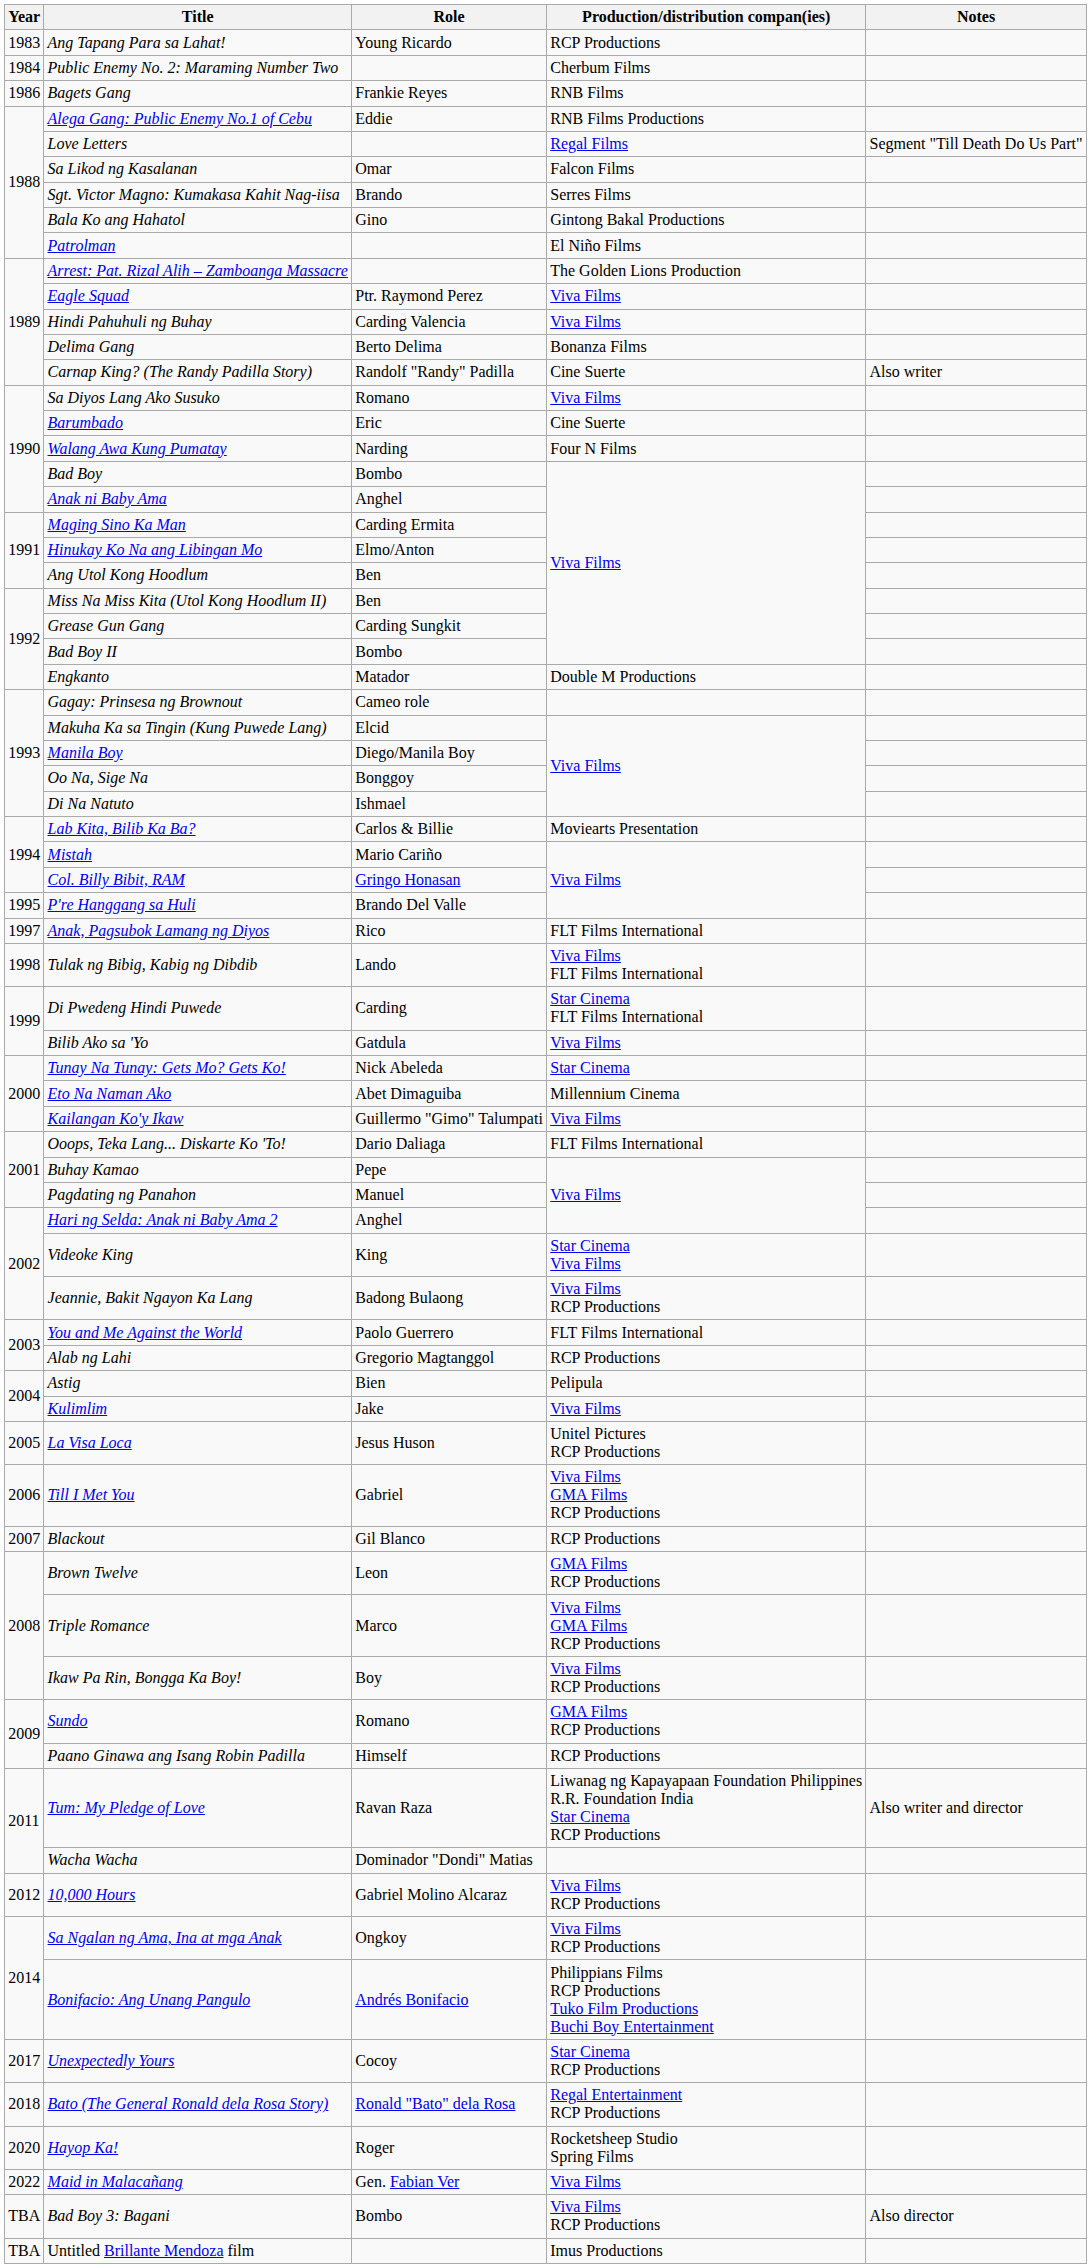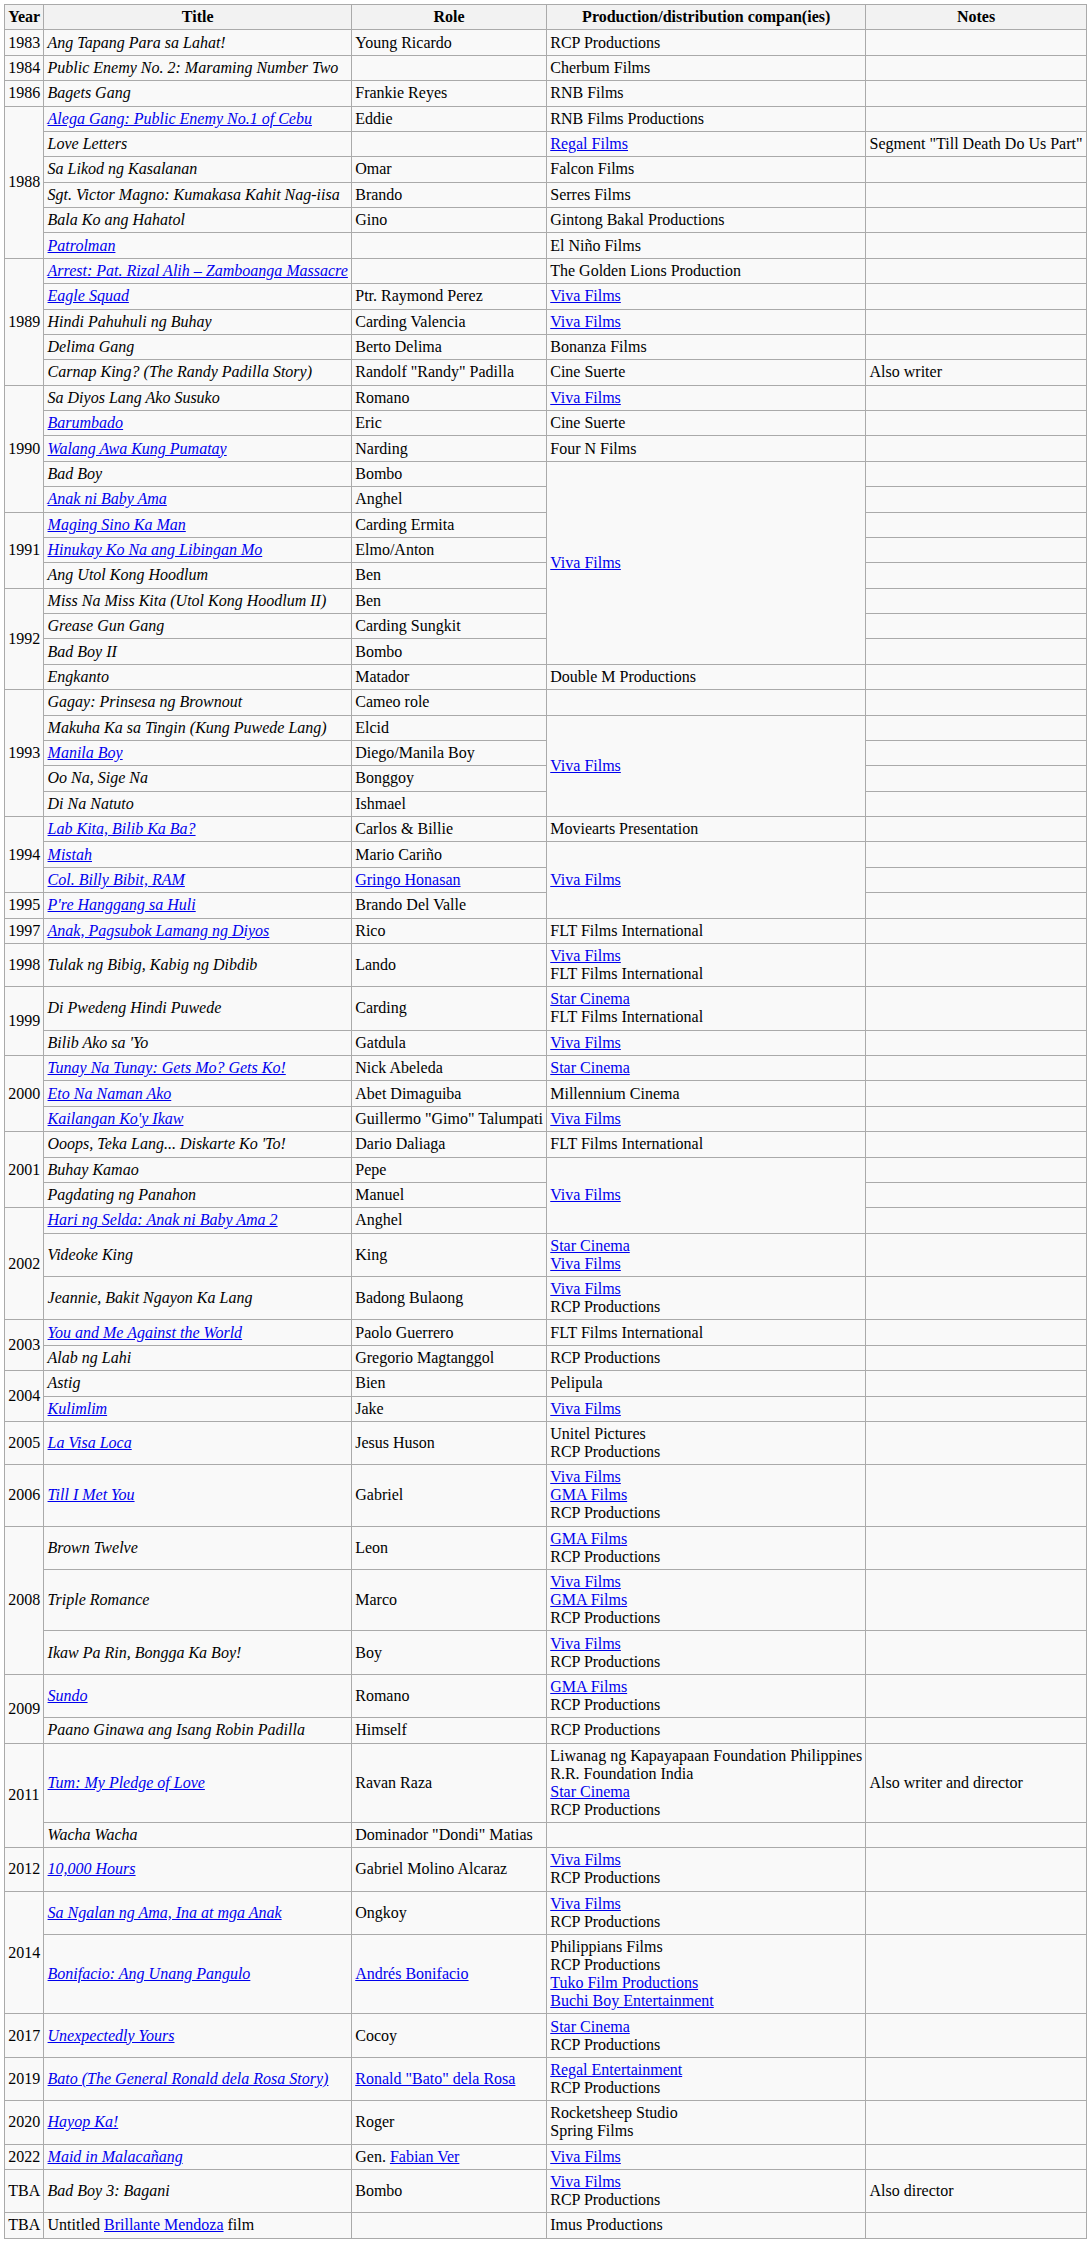- row: (76, 1538)
(24, 2104) 2018 -> (24, 2078) 2019
